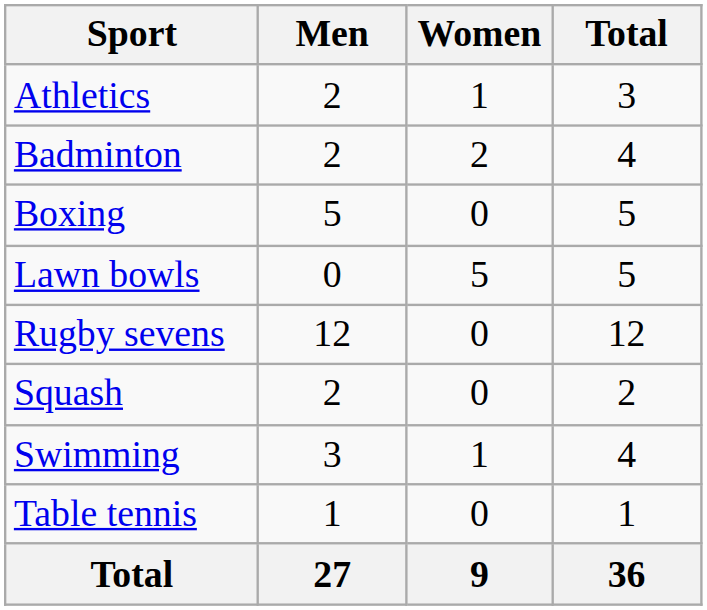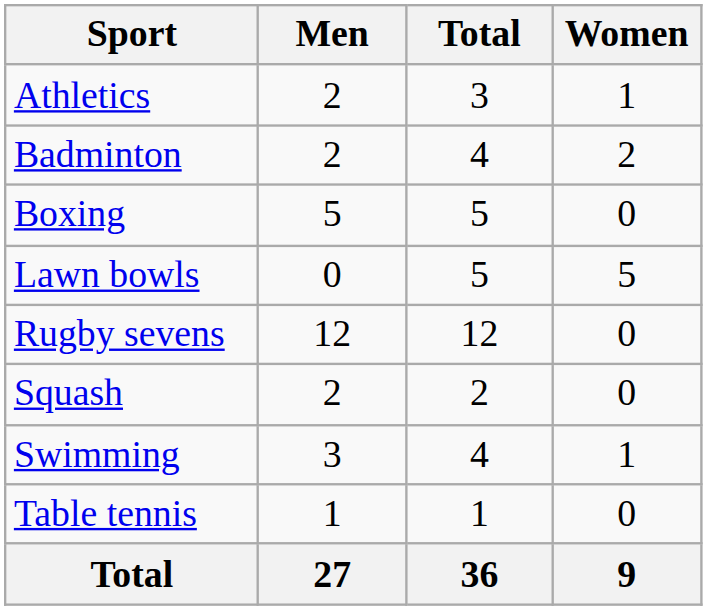columns swapped: (479, 34) <-> (627, 34)
